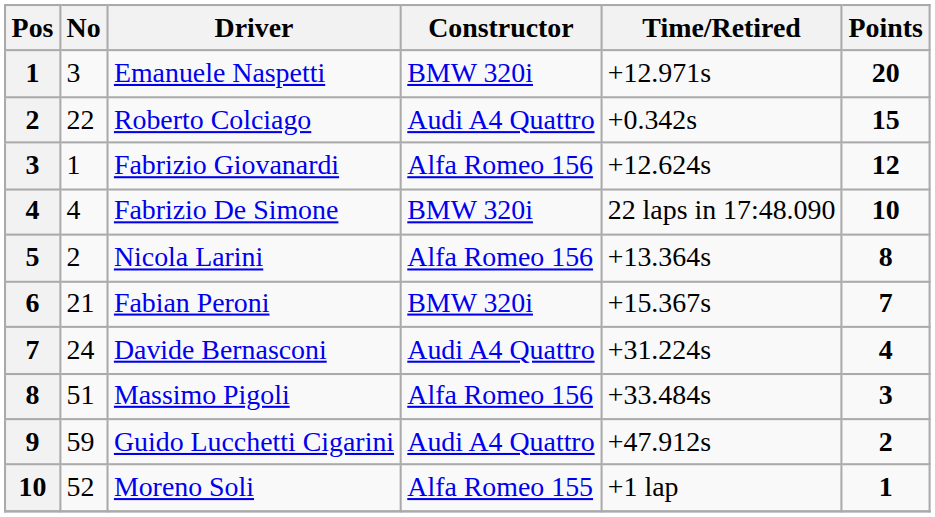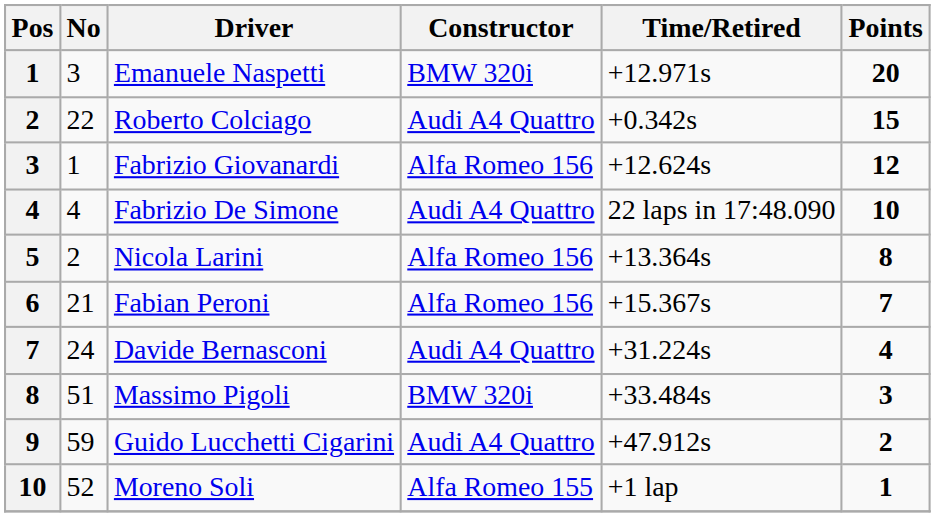(470, 211) BMW 320i -> (501, 211) Audi A4 Quattro
(470, 303) BMW 320i -> (500, 303) Alfa Romeo 156
(500, 395) Alfa Romeo 156 -> (470, 395) BMW 320i
